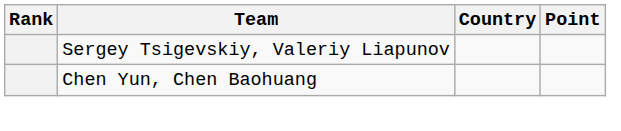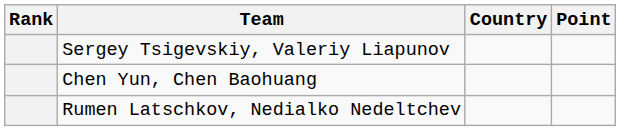+ row: (262, 110)
